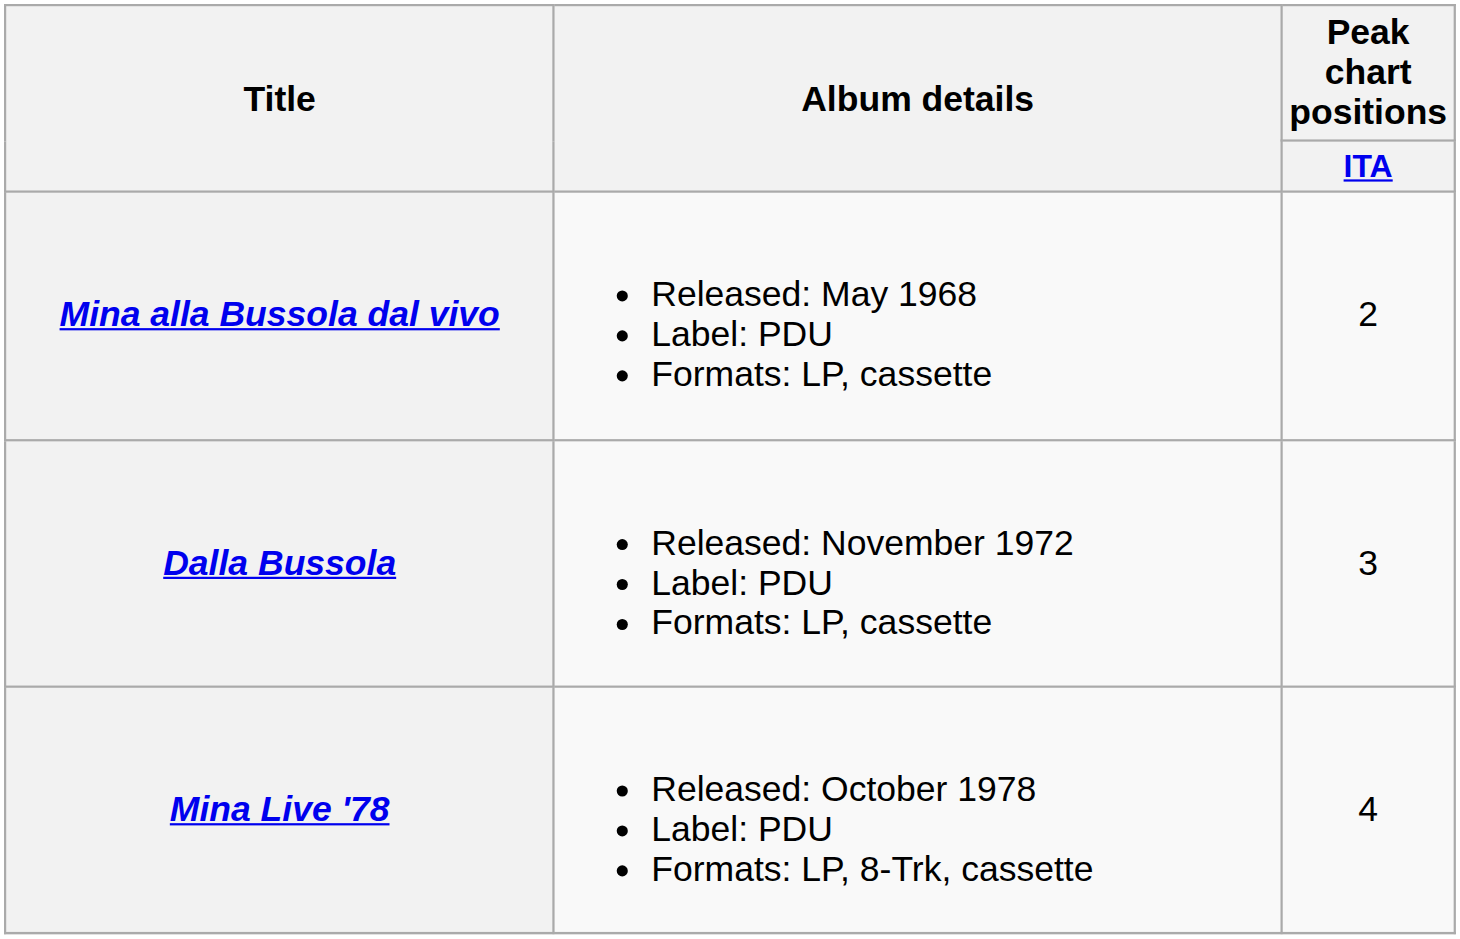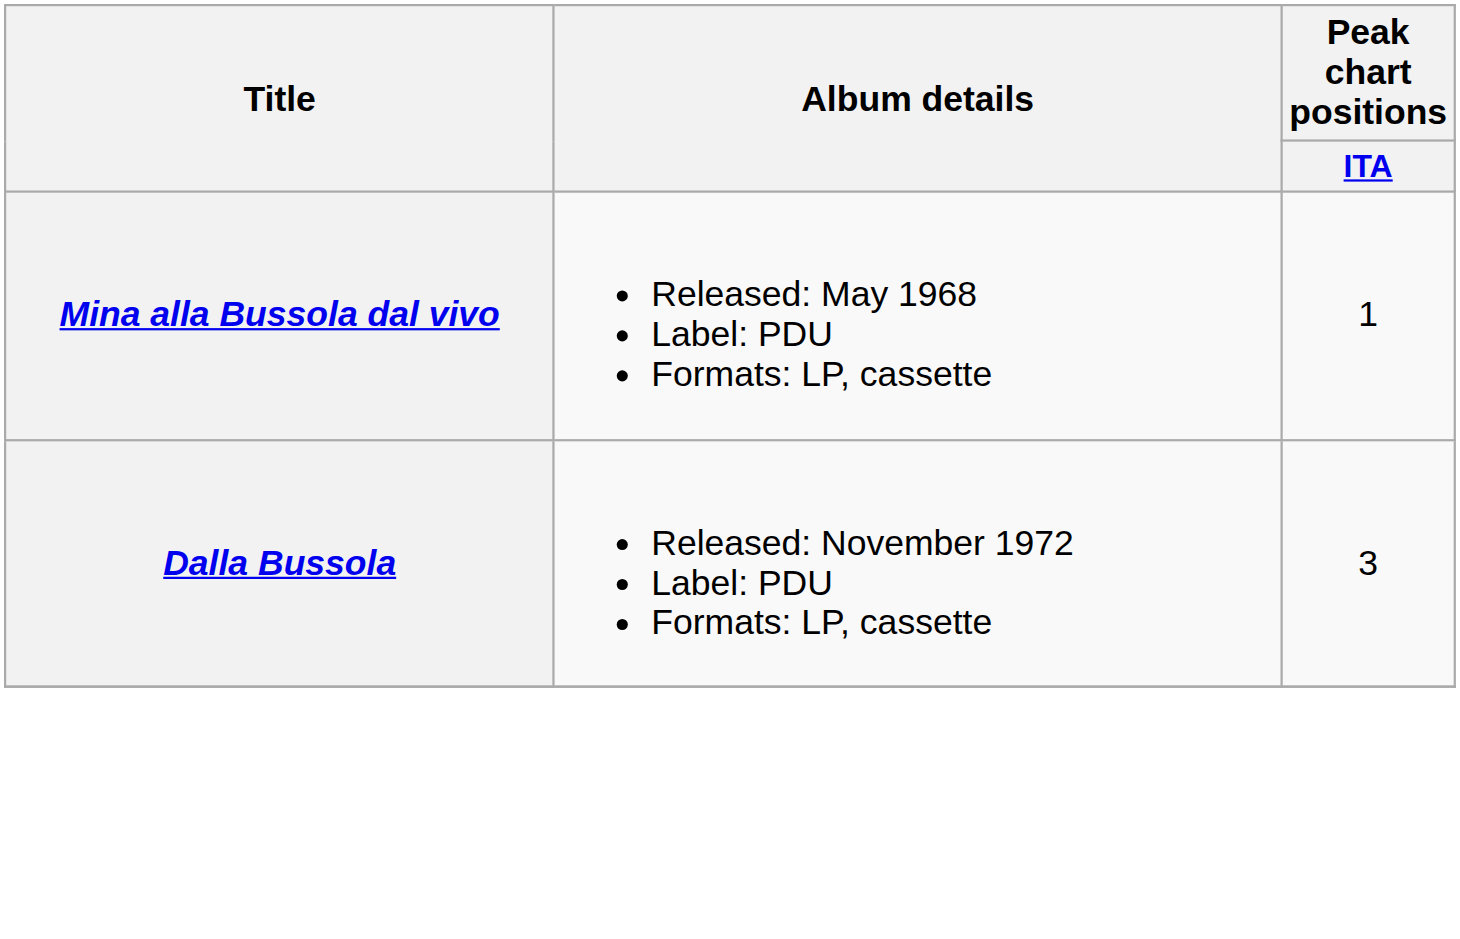(1368, 314) 2 -> (1368, 314) 1
- row: (280, 809)
